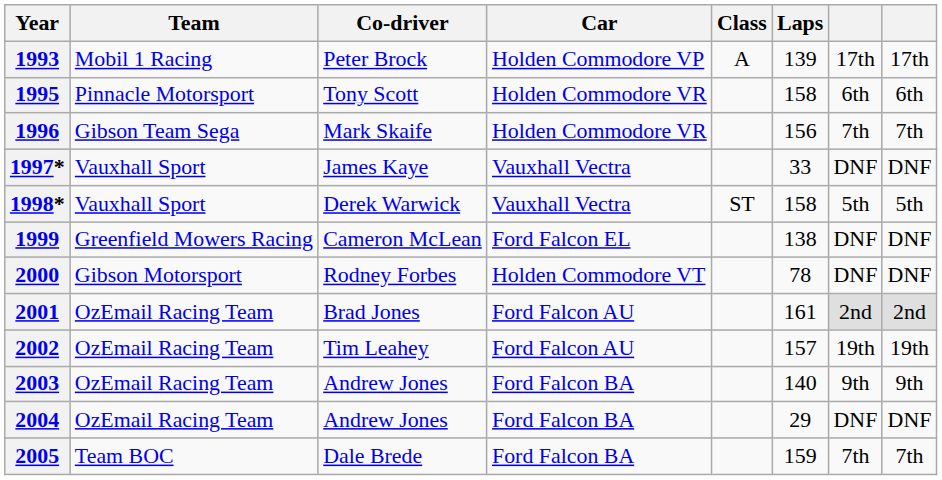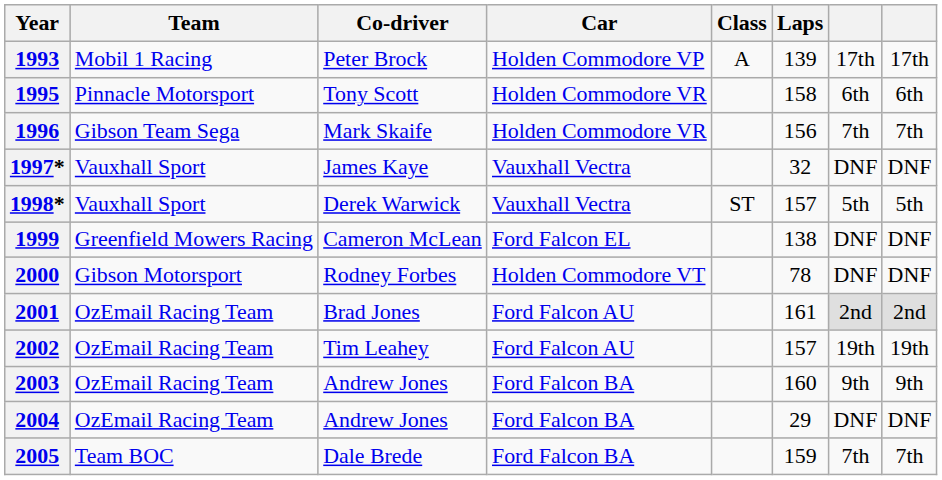(800, 167) 33 -> (800, 167) 32
(800, 203) 158 -> (800, 203) 157
(800, 383) 140 -> (800, 383) 160
